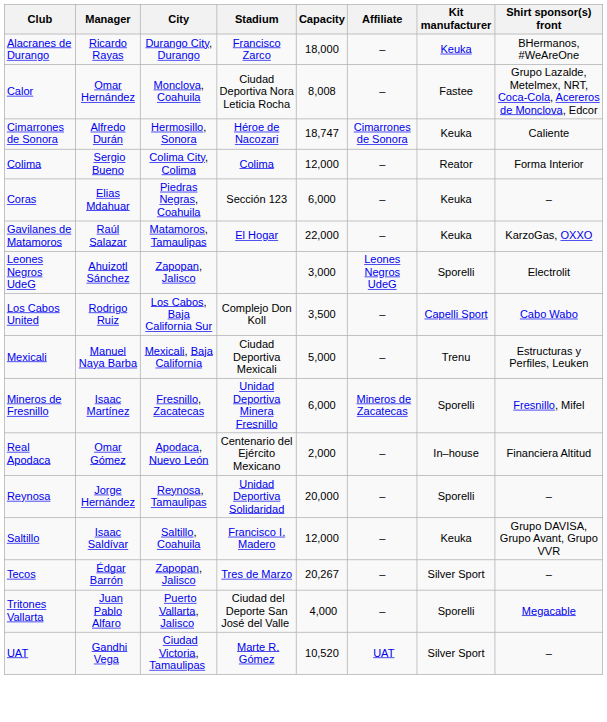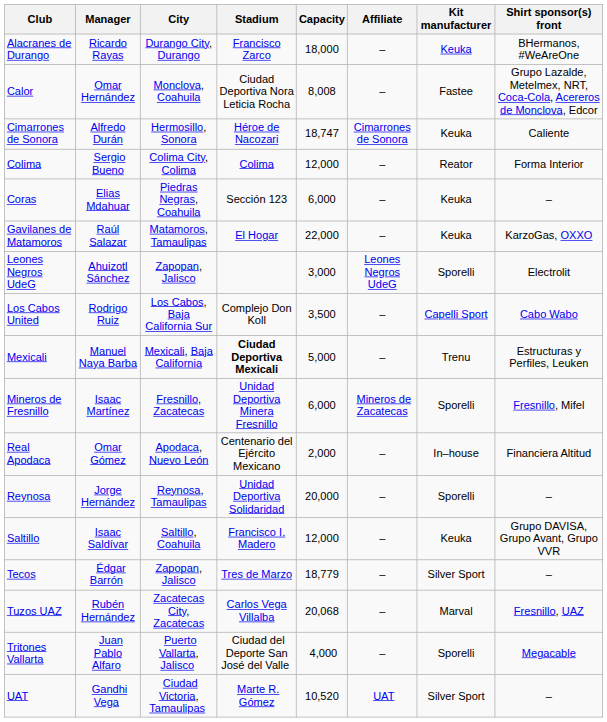(257, 357) normal -> (257, 357) bold
(322, 575) 20,267 -> (322, 575) 18,779
+ row: (34, 611)
